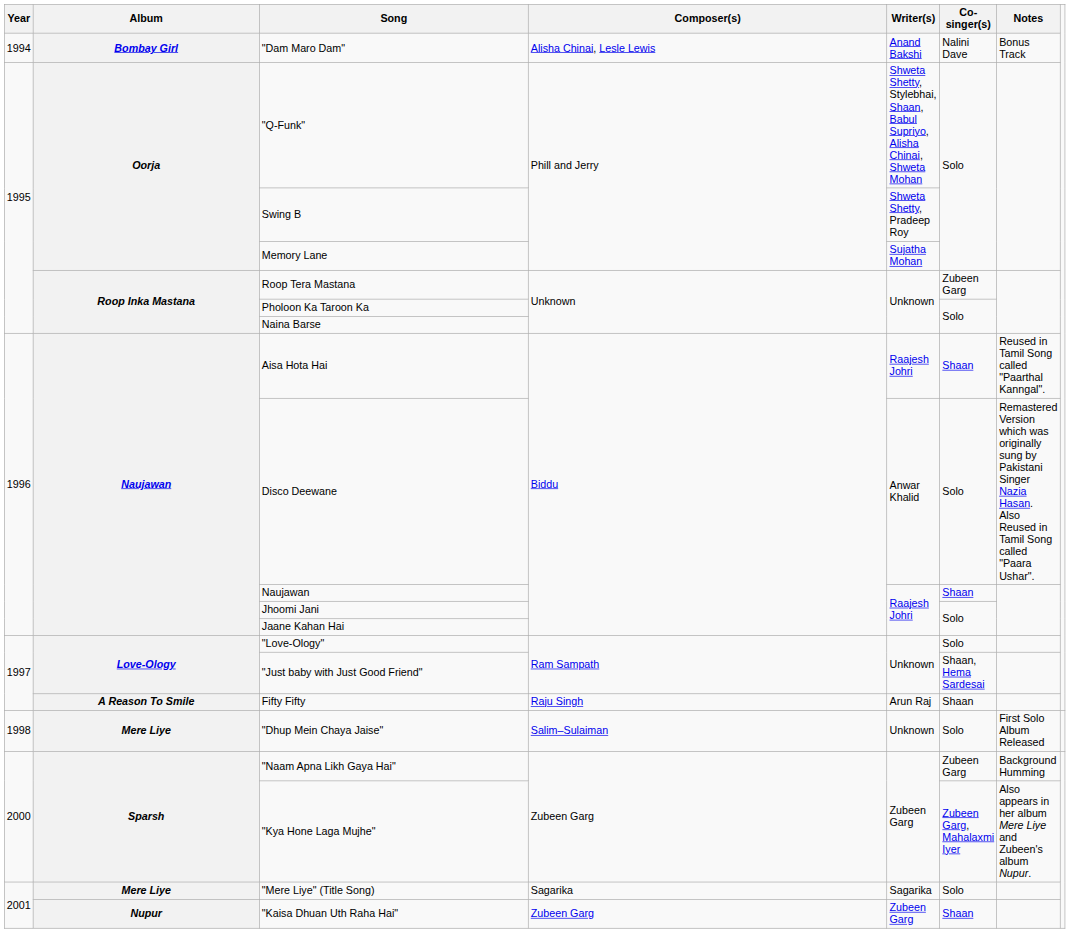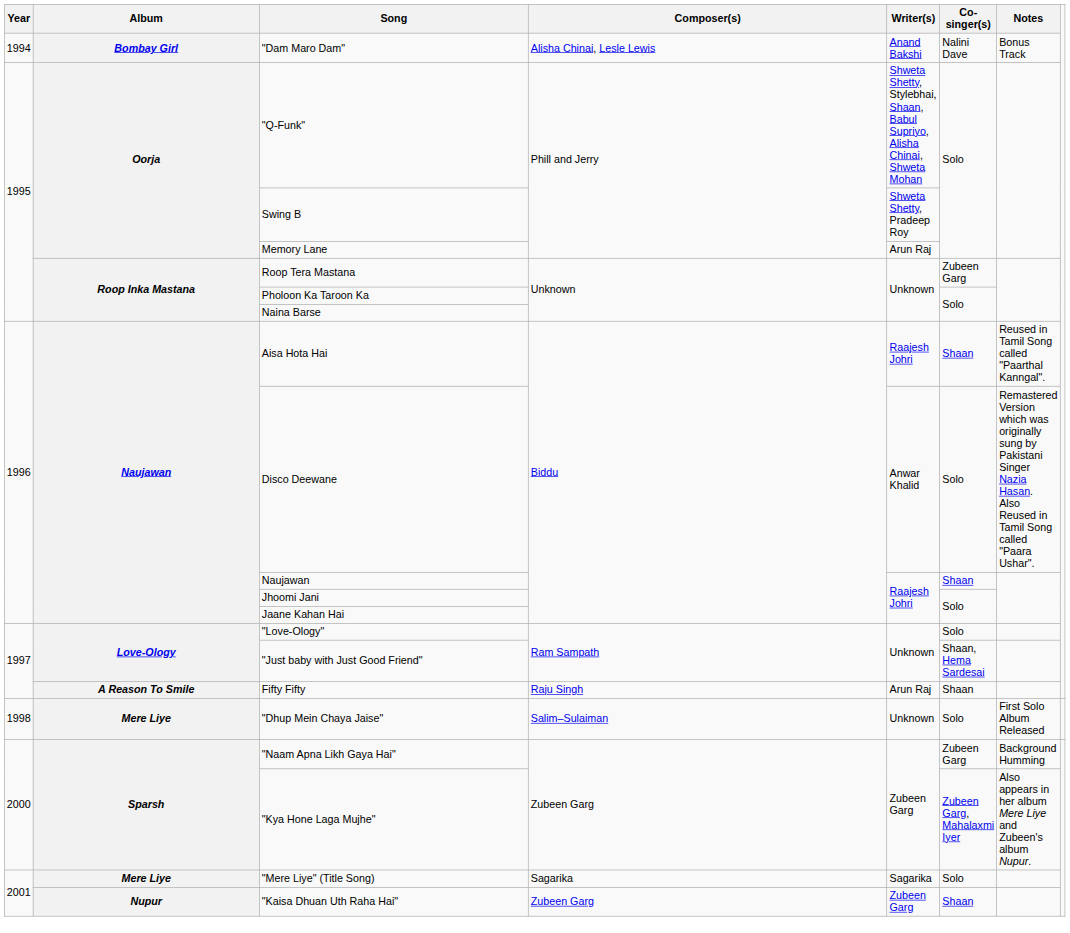(908, 255) Sujatha Mohan -> (910, 249) Arun Raj
